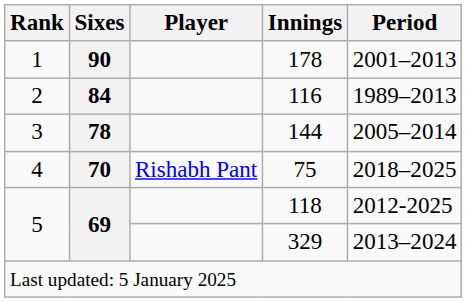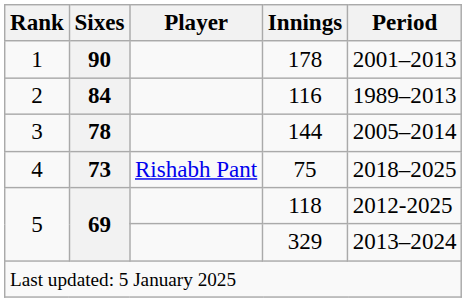(99, 168) 70 -> (99, 168) 73
